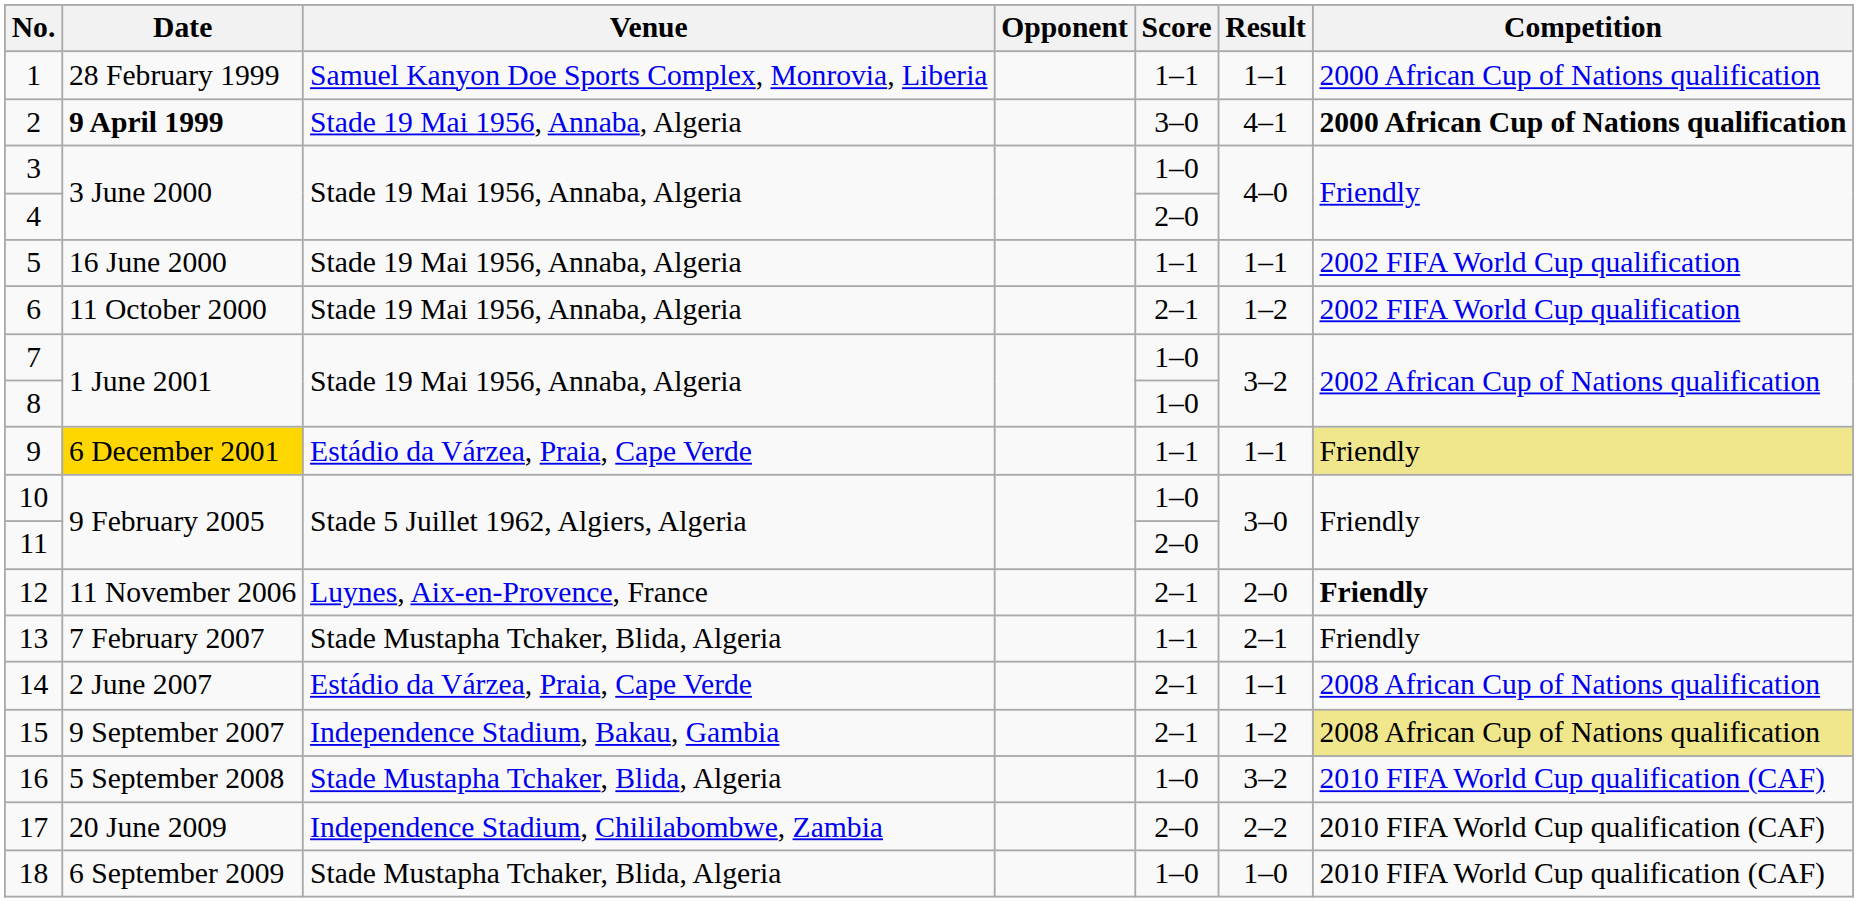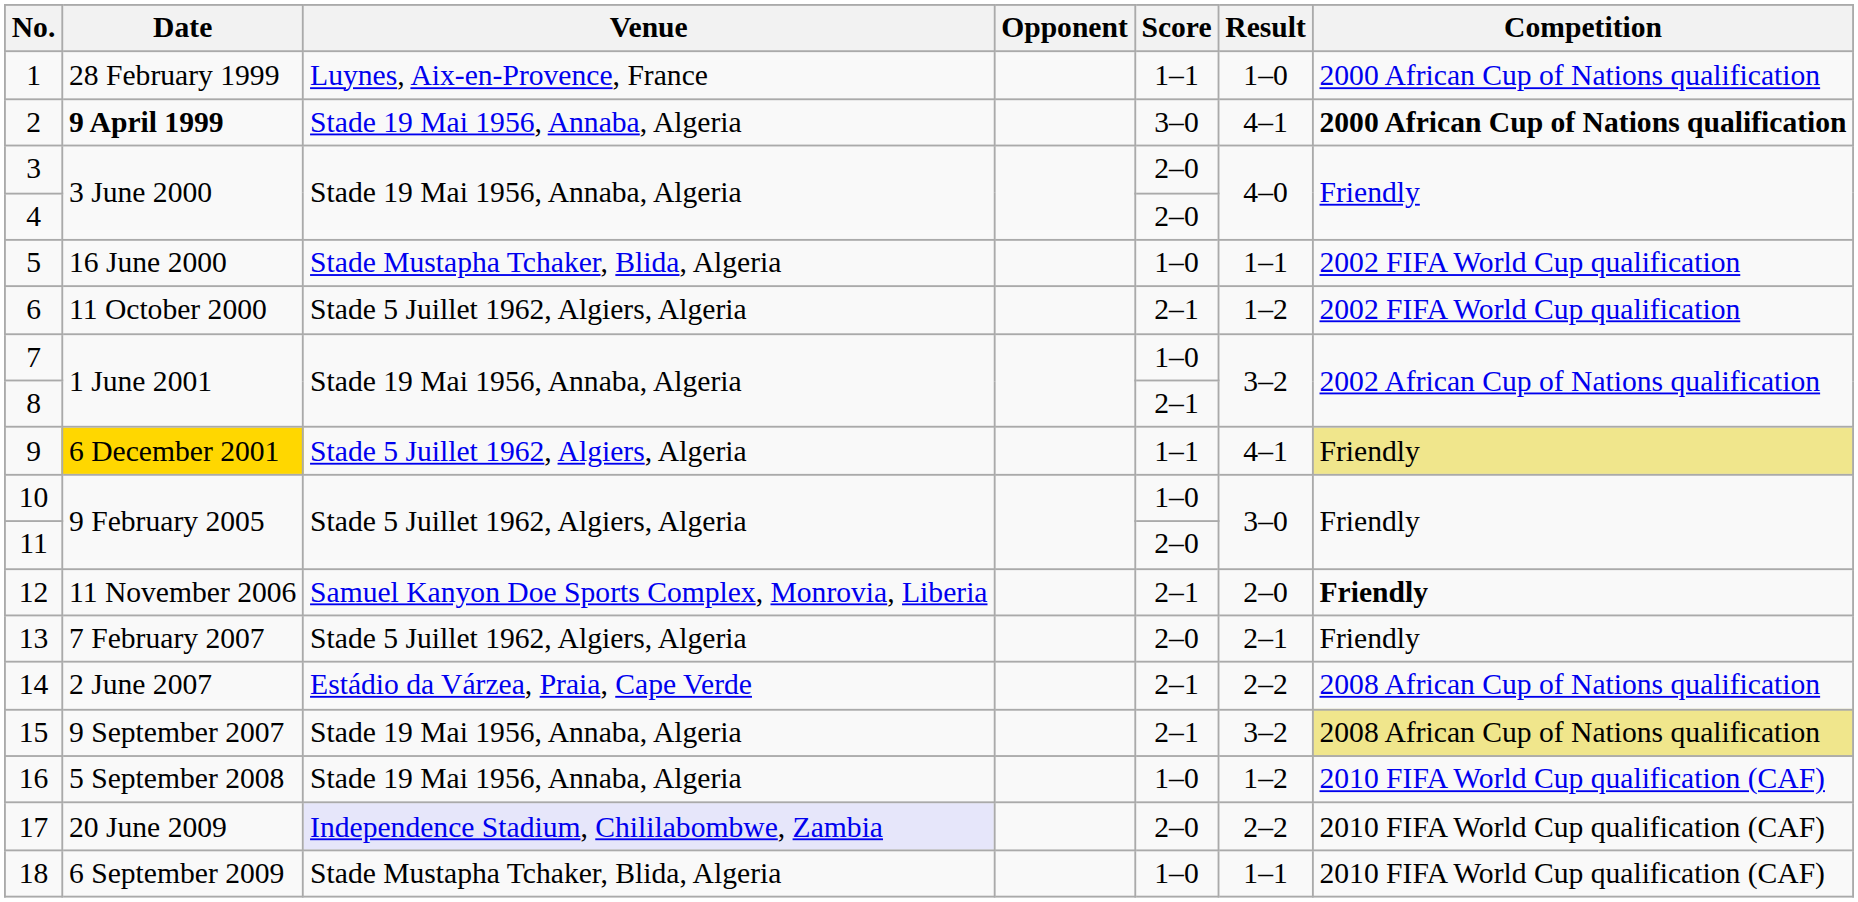(649, 74) Samuel Kanyon Doe Sports Complex, Monrovia, Liberia -> (509, 74) Luynes, Aix-en-Provence, France
(1266, 74) 1–1 -> (1266, 74) 1–0
(1177, 168) 1–0 -> (1177, 168) 2–0
(526, 262) Stade 19 Mai 1956, Annaba, Algeria -> (546, 262) Stade Mustapha Tchaker, Blida, Algeria
(1177, 262) 1–1 -> (1177, 262) 1–0
(526, 309) Stade 19 Mai 1956, Annaba, Algeria -> (528, 309) Stade 5 Juillet 1962, Algiers, Algeria
(1177, 403) 1–0 -> (1177, 403) 2–1
(531, 450) Estádio da Várzea, Praia, Cape Verde -> (528, 450) Stade 5 Juillet 1962, Algiers, Algeria
(1266, 450) 1–1 -> (1266, 450) 4–1
(509, 591) Luynes, Aix-en-Provence, France -> (649, 591) Samuel Kanyon Doe Sports Complex, Monrovia, Liberia
(546, 638) Stade Mustapha Tchaker, Blida, Algeria -> (528, 638) Stade 5 Juillet 1962, Algiers, Algeria
(1177, 638) 1–1 -> (1177, 638) 2–0
(1266, 685) 1–1 -> (1266, 685) 2–2
(545, 732) Independence Stadium, Bakau, Gambia -> (526, 732) Stade 19 Mai 1956, Annaba, Algeria
(1266, 732) 1–2 -> (1266, 732) 3–2
(546, 779) Stade Mustapha Tchaker, Blida, Algeria -> (526, 779) Stade 19 Mai 1956, Annaba, Algeria
(1266, 779) 3–2 -> (1266, 779) 1–2
(597, 826) no background -> (597, 826) lavender background
(1266, 872) 1–0 -> (1266, 872) 1–1
